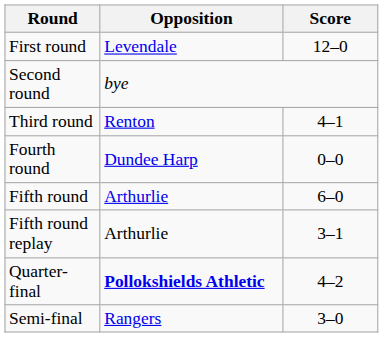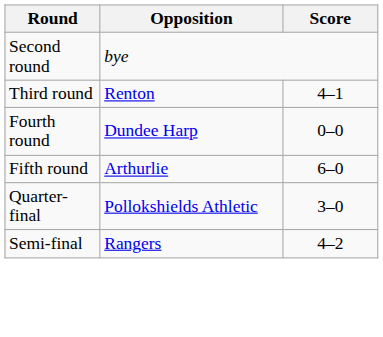- row: (48, 46)
- row: (48, 233)
(184, 281) bold -> (181, 206) normal
(330, 281) 4–2 -> (330, 206) 3–0
(330, 318) 3–0 -> (330, 243) 4–2
